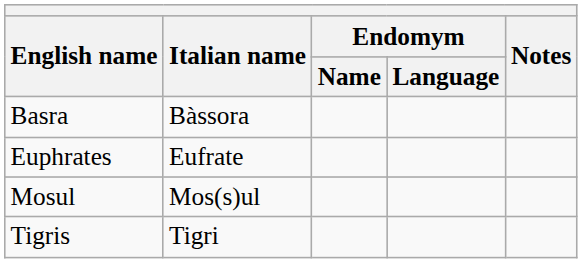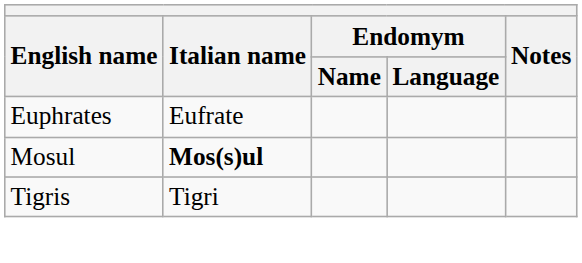- row: (39, 116)
(215, 196) normal -> (216, 156) bold
